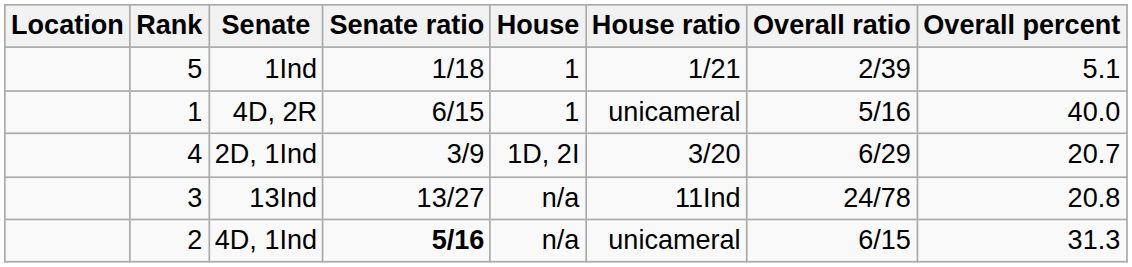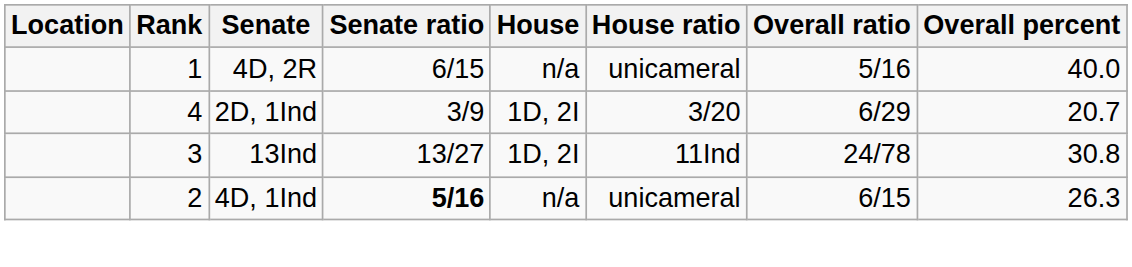- row: (291, 68)
(572, 111) 1 -> (561, 68) n/a
(561, 197) n/a -> (543, 154) 1D, 2I
(1094, 197) 20.8 -> (1094, 154) 30.8
(1094, 240) 31.3 -> (1094, 197) 26.3
